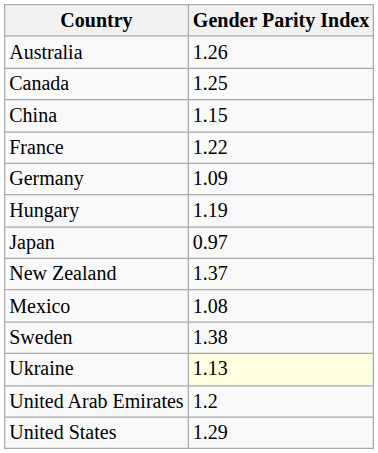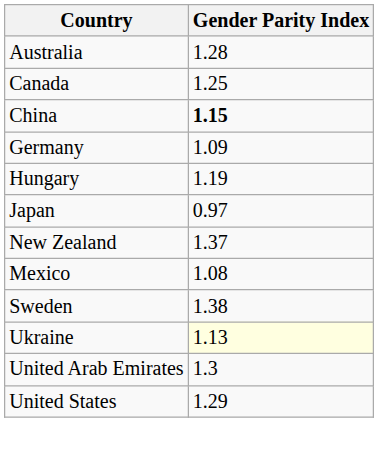(210, 52) 1.26 -> (210, 52) 1.28
(210, 115) normal -> (210, 115) bold
- row: (36, 147)
(205, 400) 1.2 -> (205, 369) 1.3
